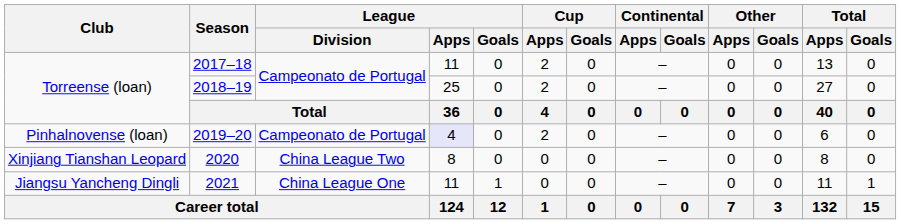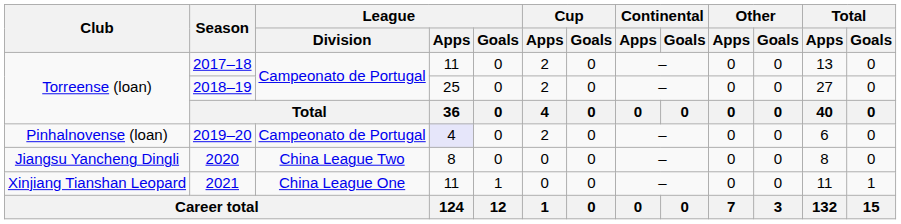(97, 159) Xinjiang Tianshan Leopard -> (97, 159) Jiangsu Yancheng Dingli
(97, 183) Jiangsu Yancheng Dingli -> (97, 183) Xinjiang Tianshan Leopard
